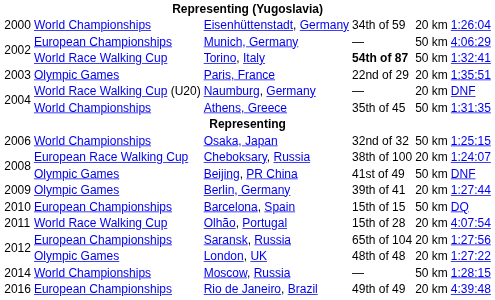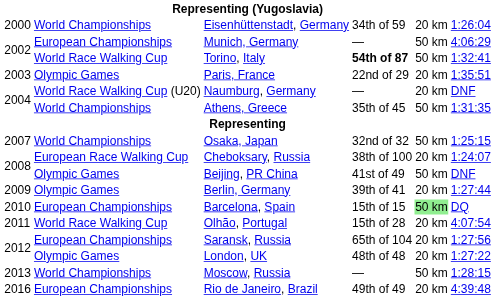(18, 141) 2006 -> (18, 141) 2007
(431, 207) no background -> (431, 207) lightgreen background
(18, 273) 2014 -> (18, 273) 2013
